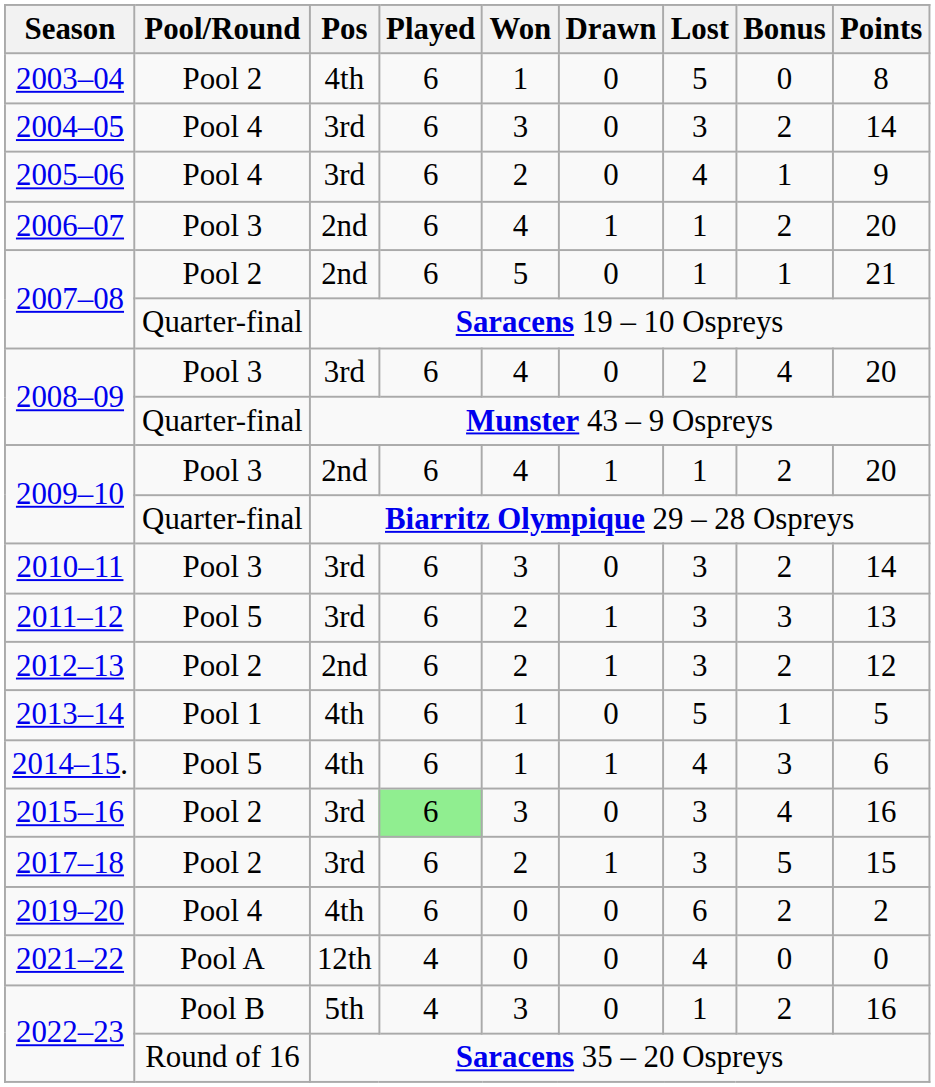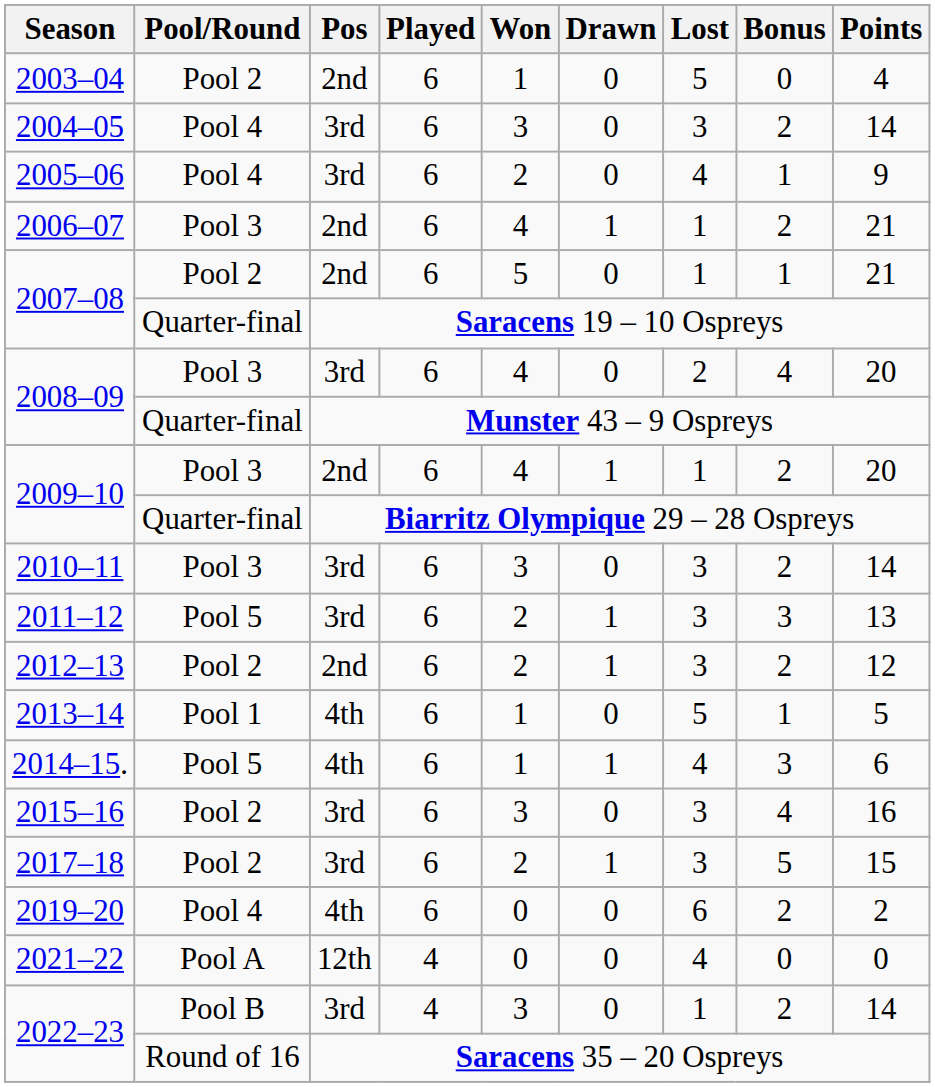(344, 77) 4th -> (344, 77) 2nd
(881, 77) 8 -> (881, 77) 4
(881, 224) 20 -> (881, 224) 21
(431, 812) lightgreen background -> (431, 812) no background
(344, 1008) 5th -> (344, 1008) 3rd
(881, 1008) 16 -> (881, 1008) 14
